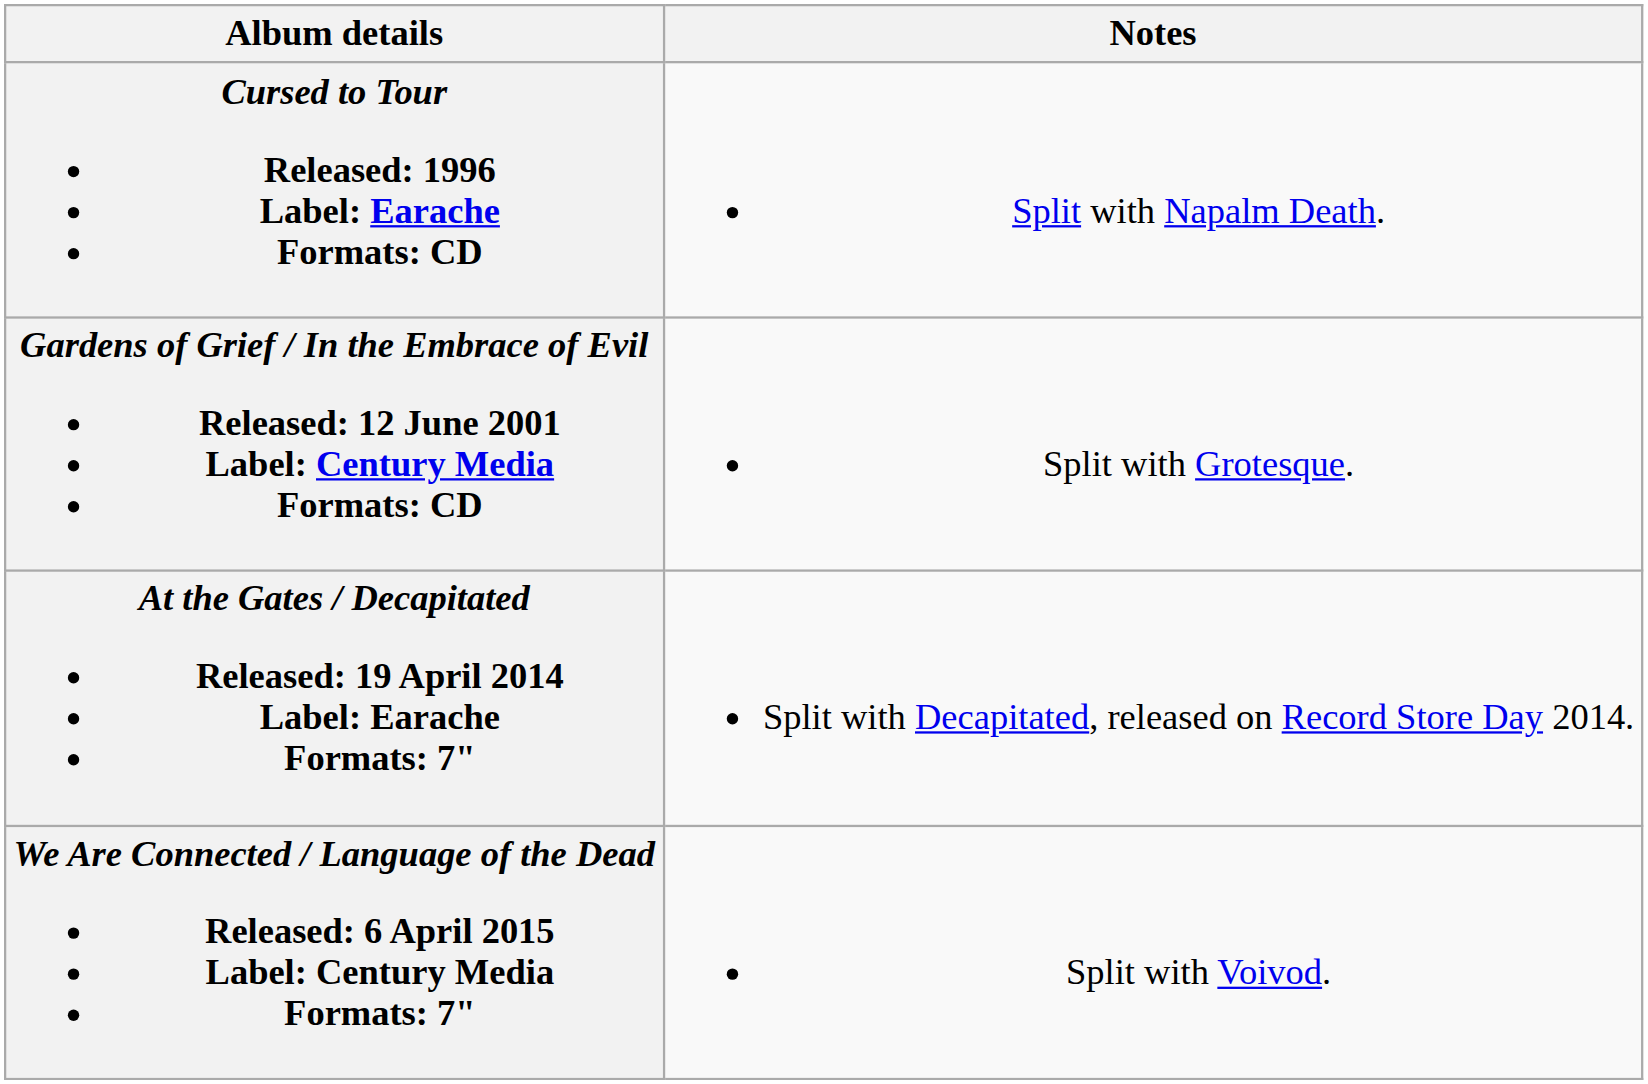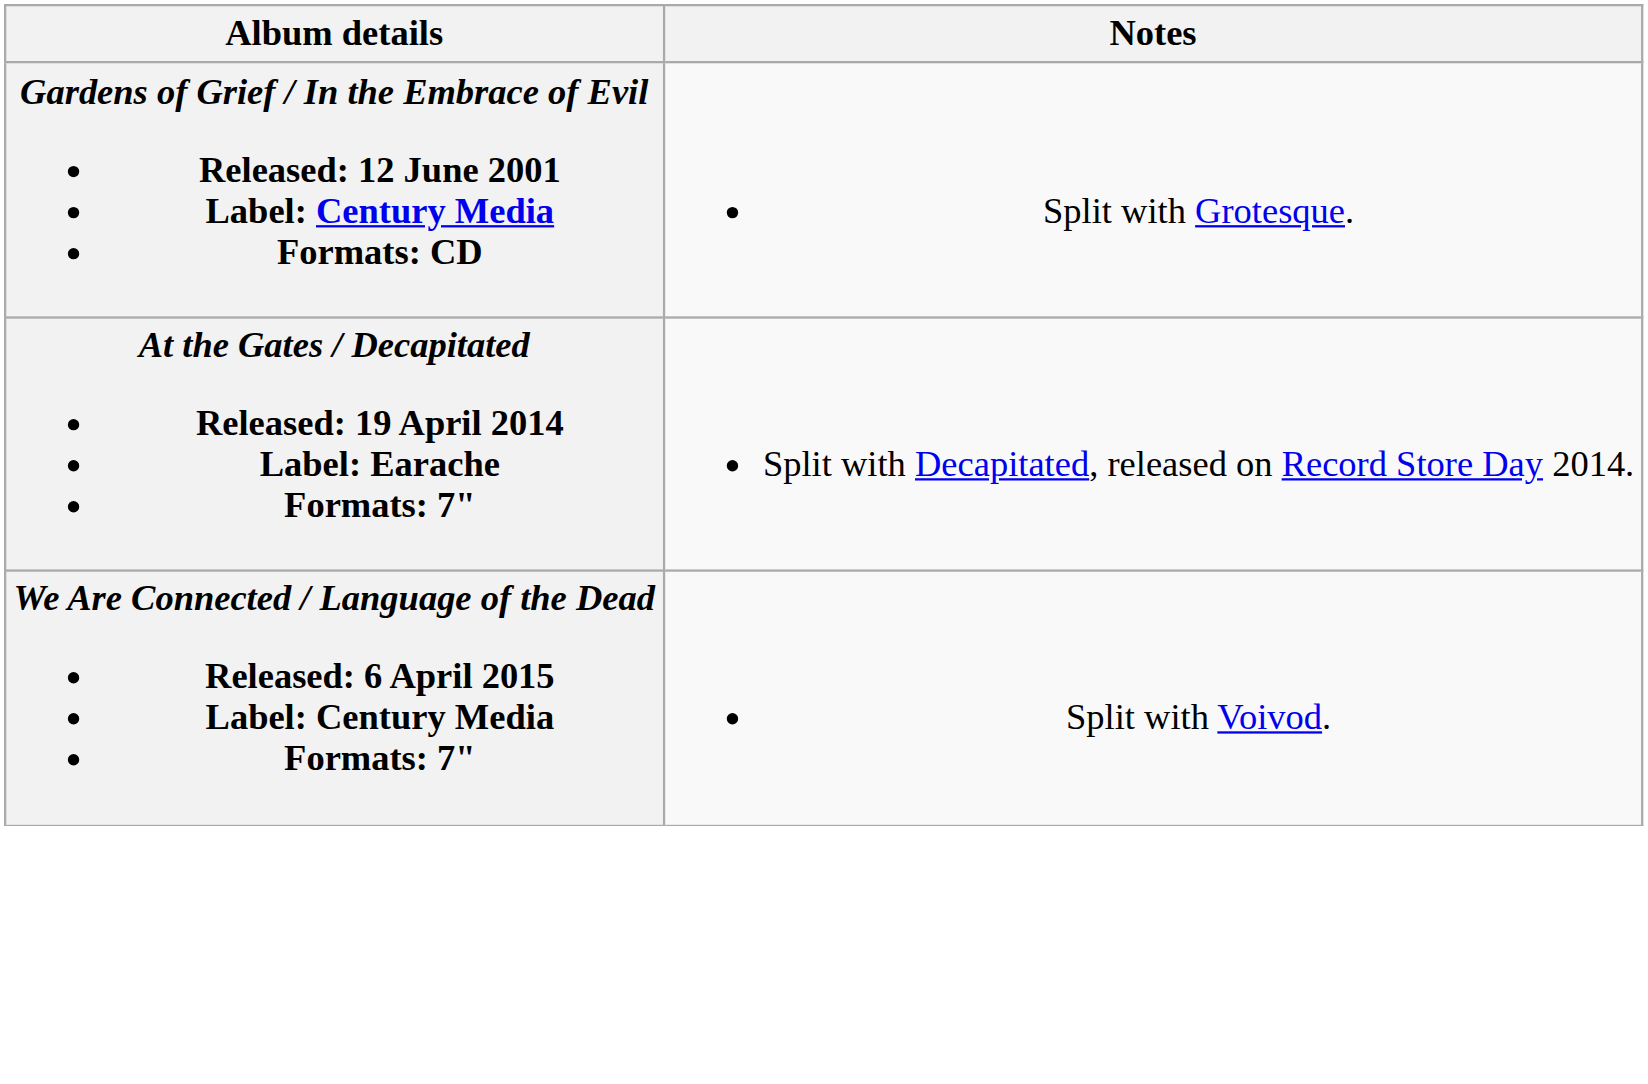- row: (334, 172)
